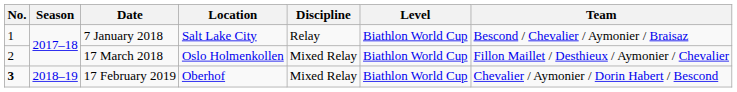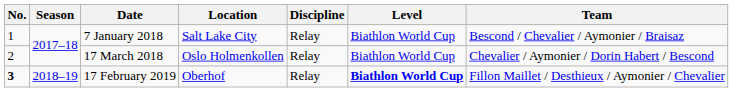(323, 55) Mixed Relay -> (305, 55) Relay
(601, 55) Fillon Maillet / Desthieux / Aymonier / Chevalier -> (592, 55) Chevalier / Aymonier / Dorin Habert / Bescond
(323, 76) Mixed Relay -> (305, 76) Relay
(415, 76) normal -> (407, 76) bold
(596, 76) Chevalier / Aymonier / Dorin Habert / Bescond -> (597, 76) Fillon Maillet / Desthieux / Aymonier / Chevalier
